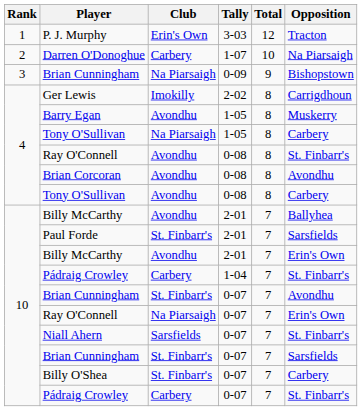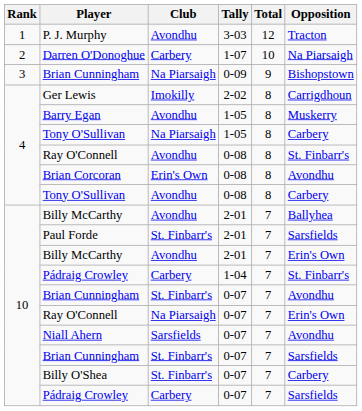(179, 34) Erin's Own -> (174, 34) Avondhu
(174, 174) Avondhu -> (179, 174) Erin's Own
(318, 335) St. Finbarr's -> (311, 335) Avondhu
(318, 395) St. Finbarr's -> (313, 395) Sarsfields
